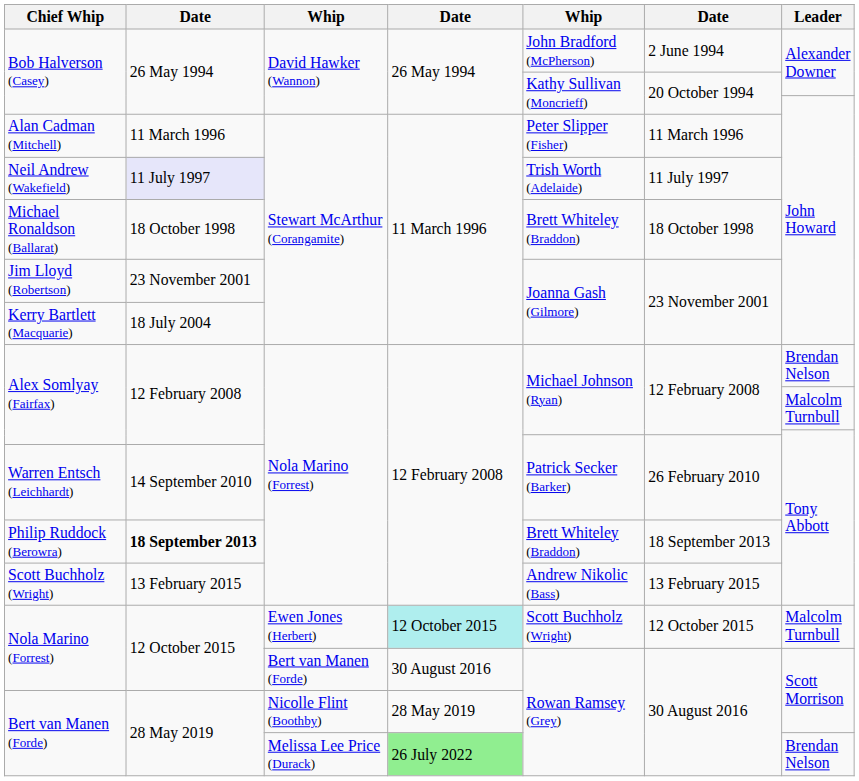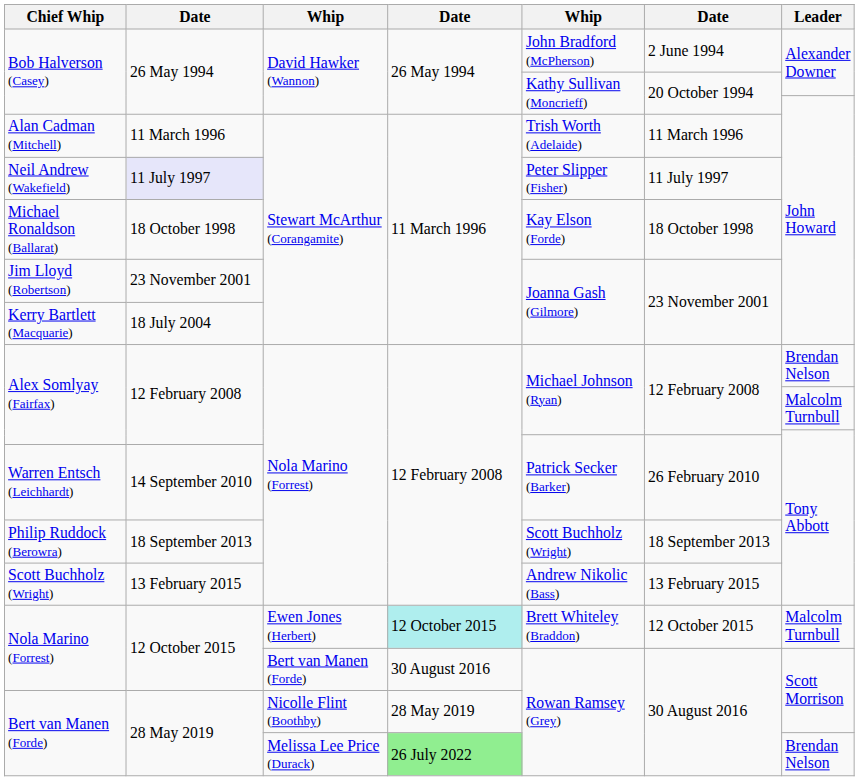(567, 135) Peter Slipper (Fisher) -> (563, 135) Trish Worth (Adelaide)
(564, 178) Trish Worth (Adelaide) -> (567, 178) Peter Slipper (Fisher)
(572, 229) Brett Whiteley (Braddon) -> (559, 229) Kay Elson (Forde)
(193, 541) bold -> (191, 541) normal
(572, 541) Brett Whiteley (Braddon) -> (574, 541) Scott Buchholz (Wright)
(574, 626) Scott Buchholz (Wright) -> (572, 626) Brett Whiteley (Braddon)
